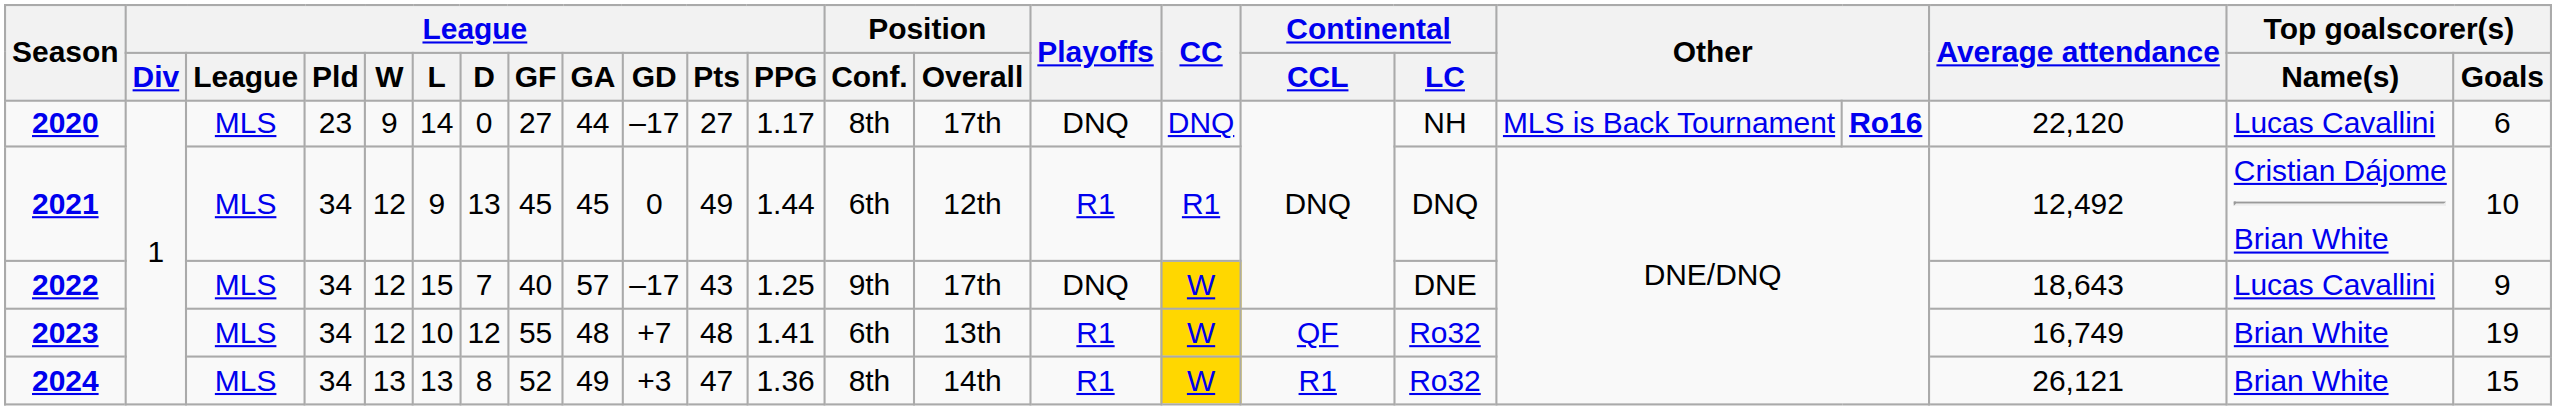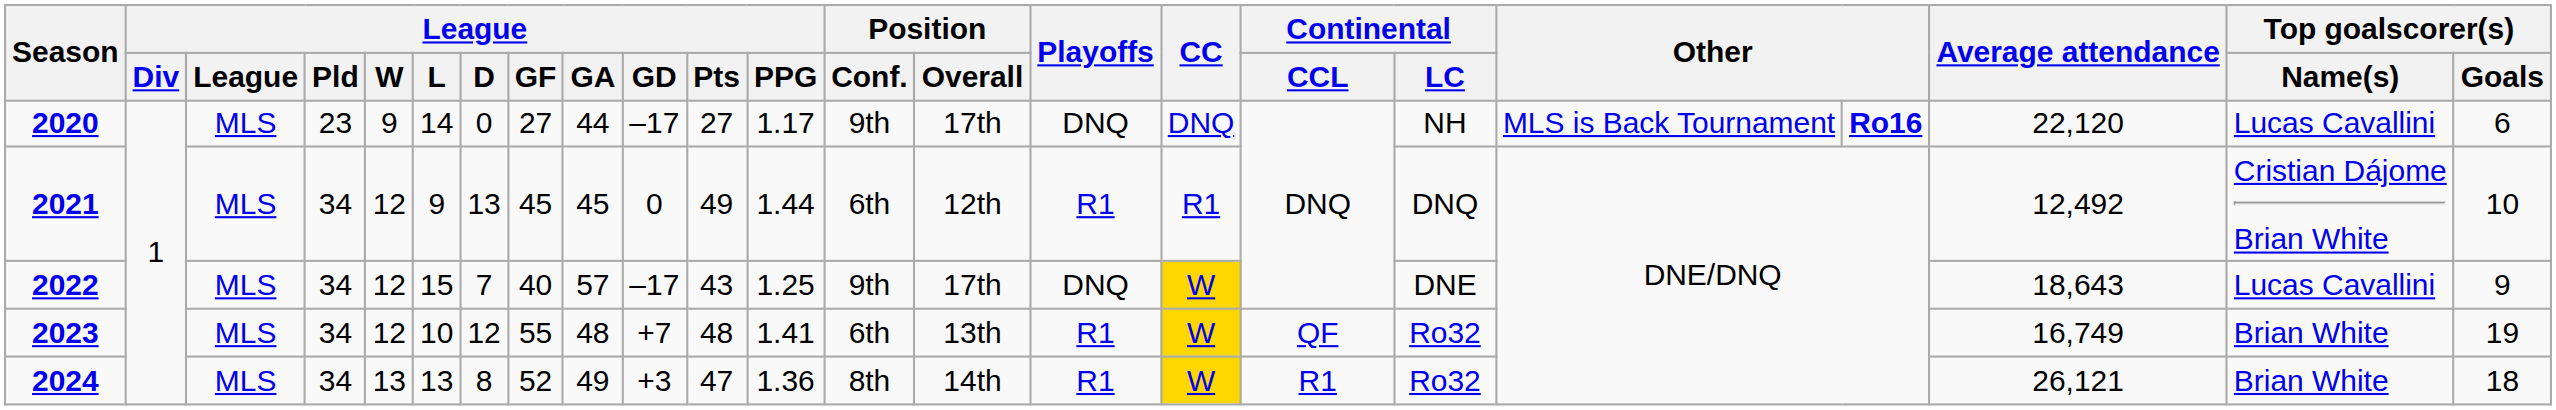(869, 124) 8th -> (869, 124) 9th
(2502, 380) 15 -> (2502, 380) 18
